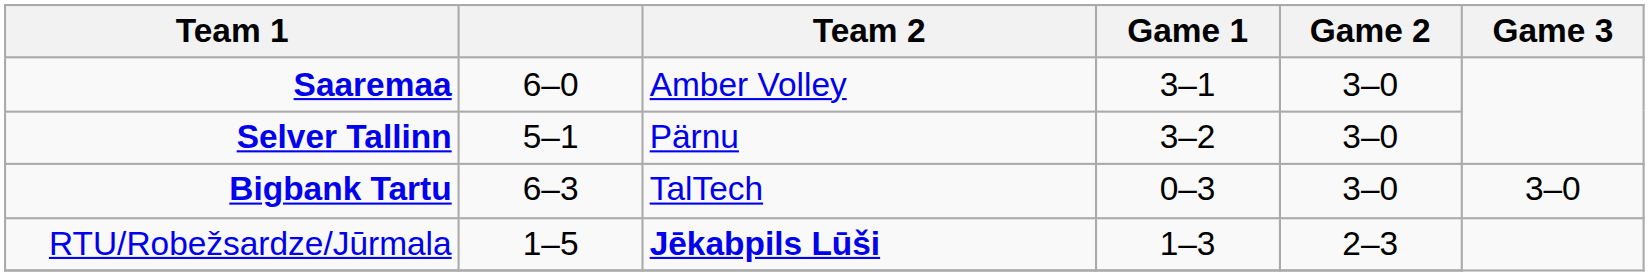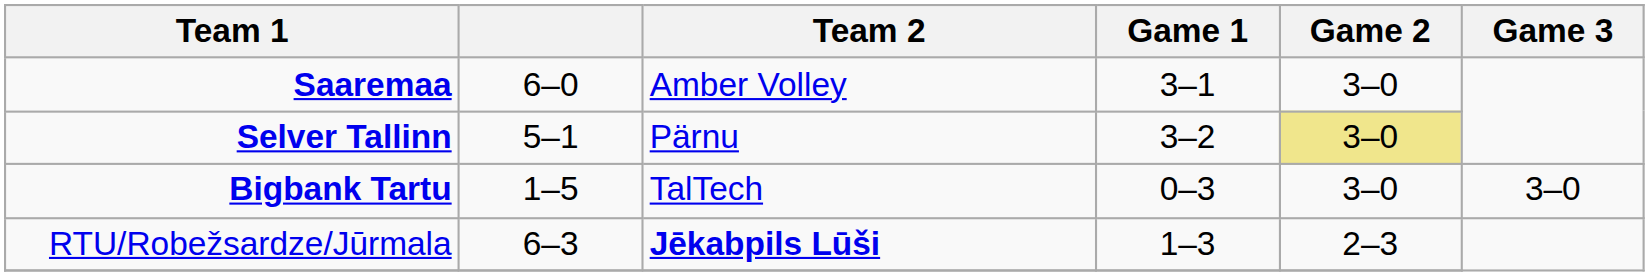(1370, 137) no background -> (1370, 137) khaki background
(551, 190) 6–3 -> (551, 190) 1–5
(551, 243) 1–5 -> (551, 243) 6–3
